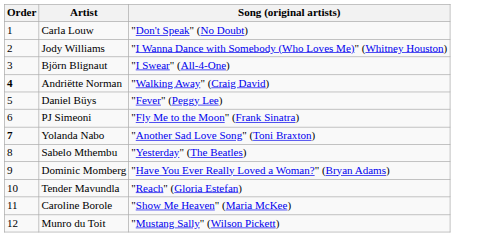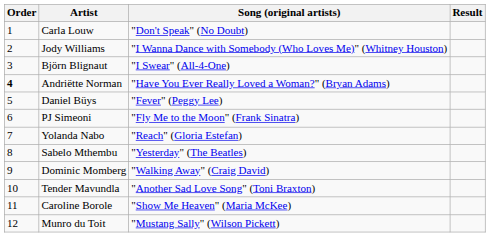+ column: (467, 13)
(200, 83) "Walking Away" (Craig David) -> (260, 83) "Have You Ever Really Loved a Woman?" (Bryan Adams)
(10, 135) bold -> (10, 135) normal
(223, 135) "Another Sad Love Song" (Toni Braxton) -> (187, 135) "Reach" (Gloria Estefan)
(260, 170) "Have You Ever Really Loved a Woman?" (Bryan Adams) -> (200, 170) "Walking Away" (Craig David)
(187, 188) "Reach" (Gloria Estefan) -> (223, 188) "Another Sad Love Song" (Toni Braxton)
